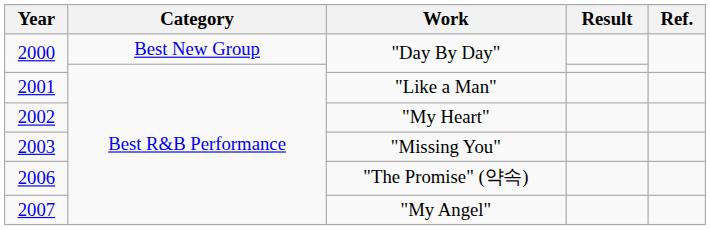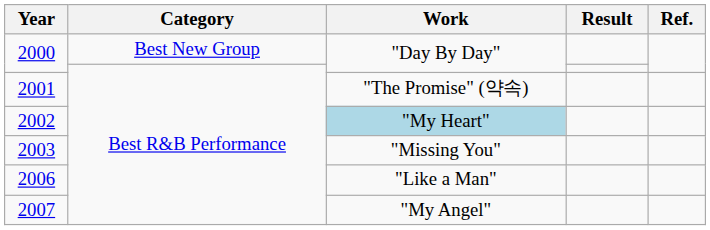(446, 87) "Like a Man" -> (446, 88) "The Promise" (약속)
(446, 117) no background -> (446, 120) lightblue background
(446, 177) "The Promise" (약속) -> (446, 179) "Like a Man"
